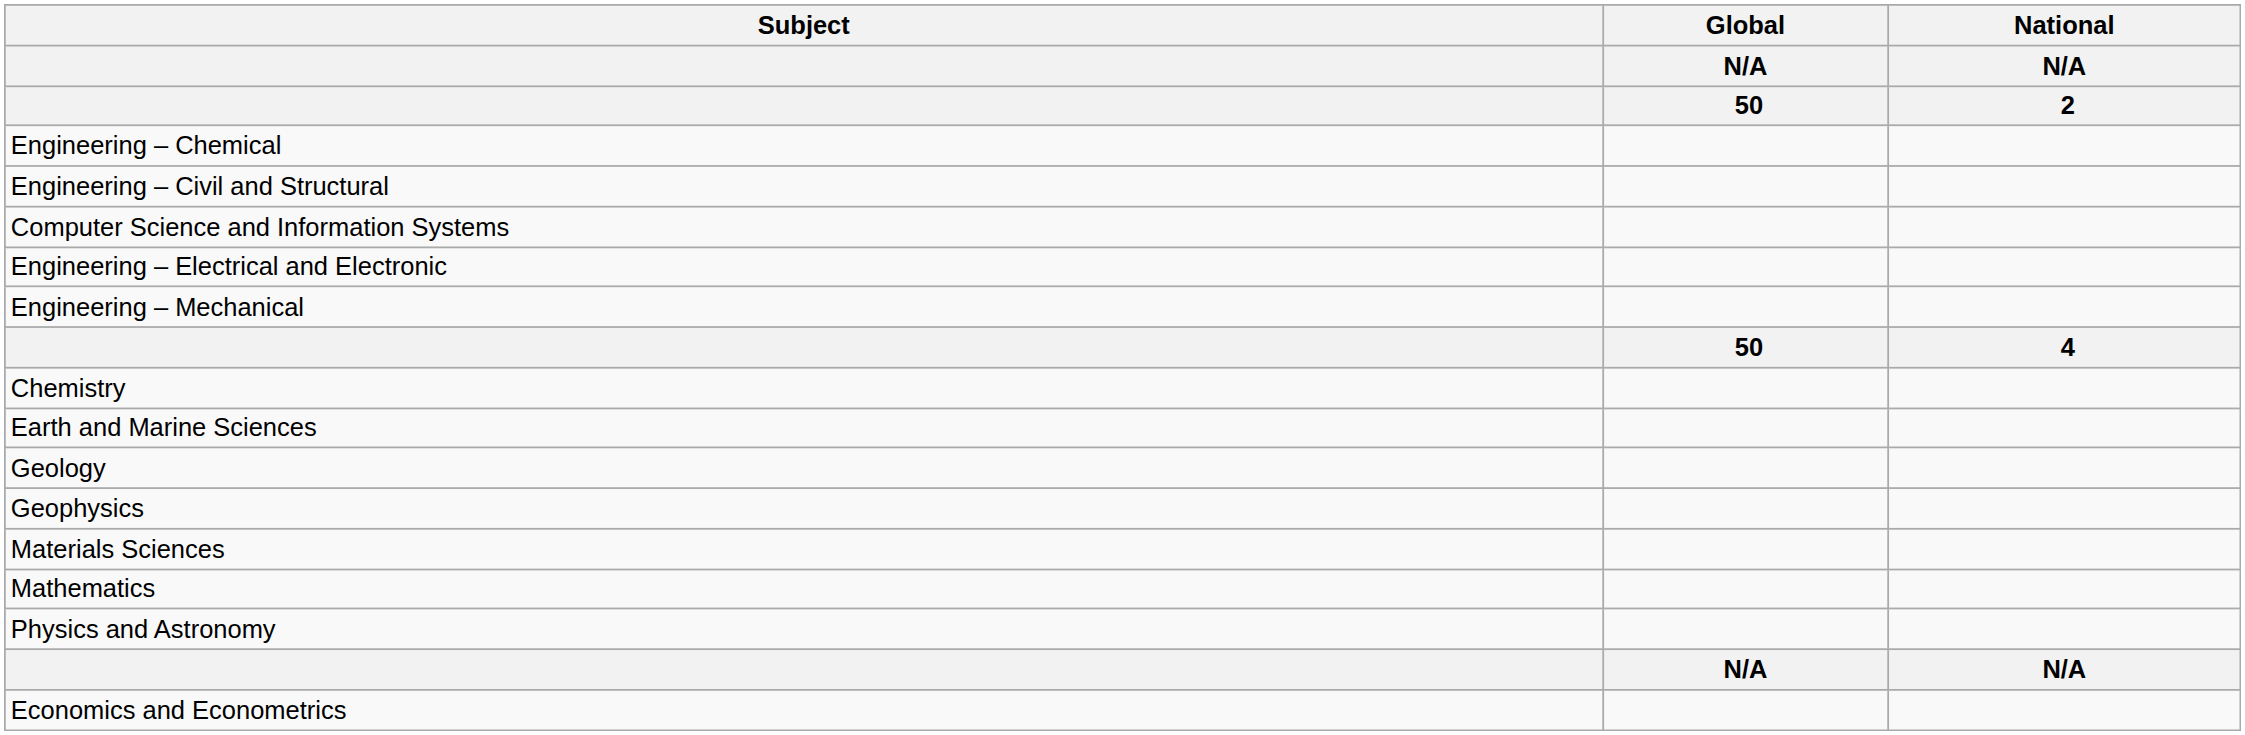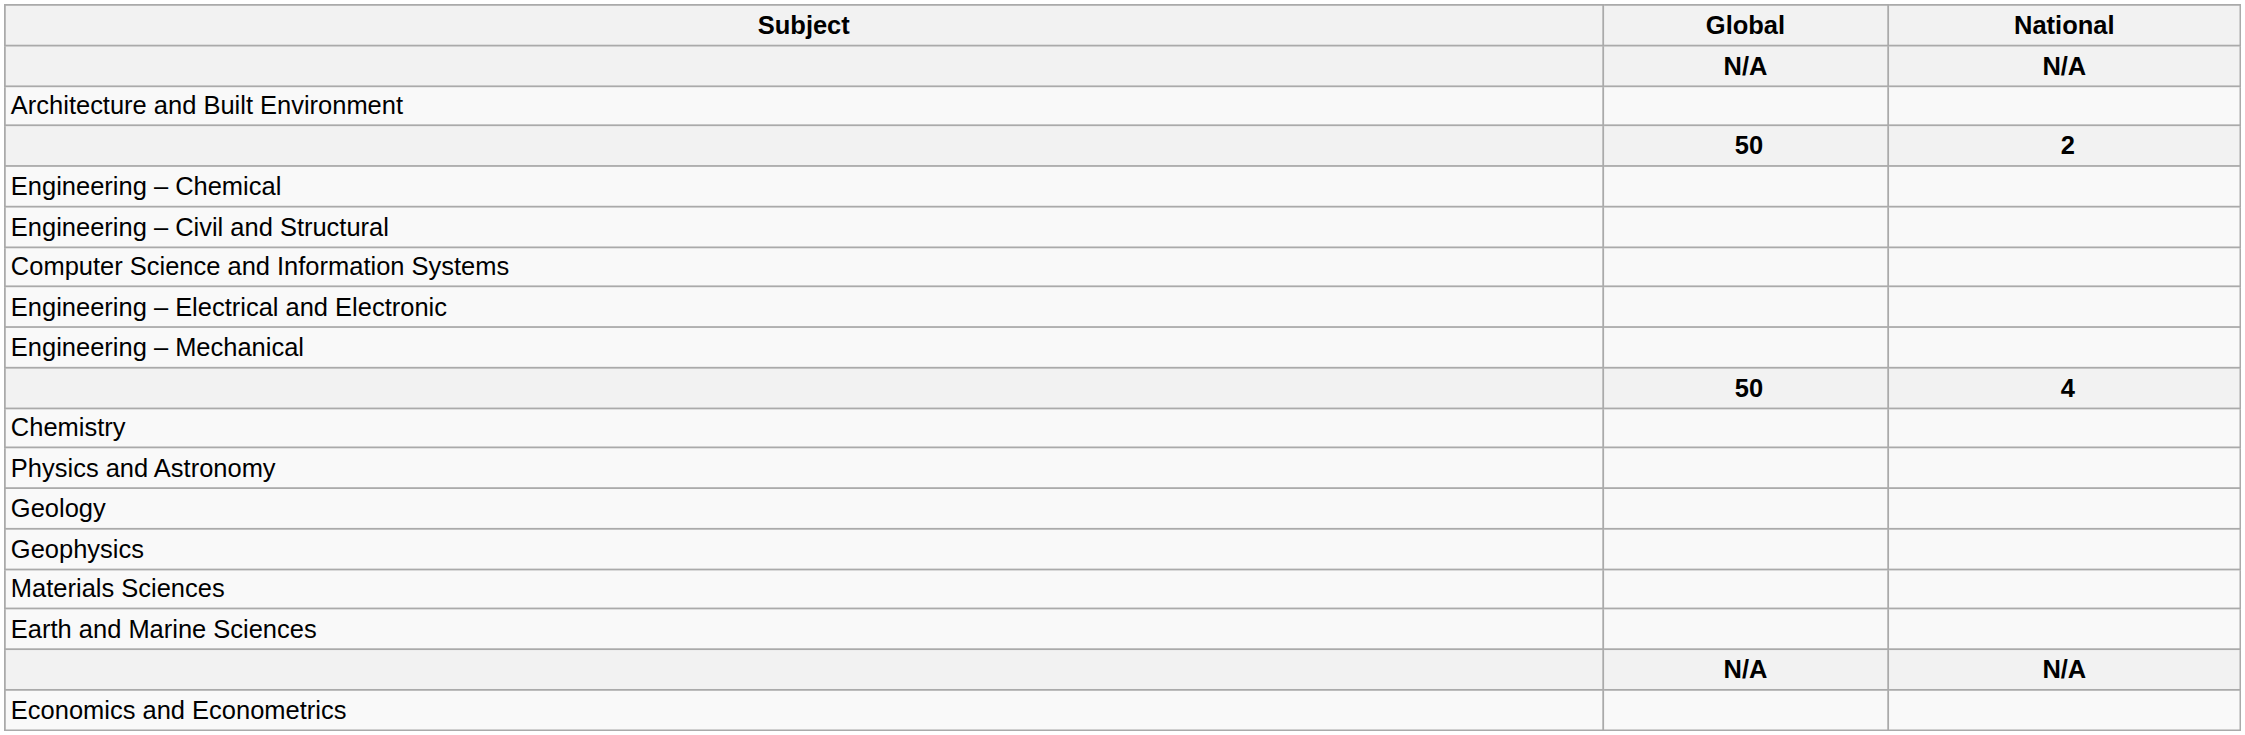+ row: (207, 106)
rows swapped: (164, 428) <-> (143, 629)
- row: (83, 589)
